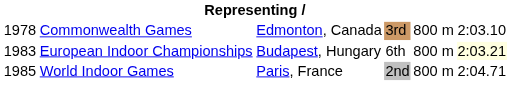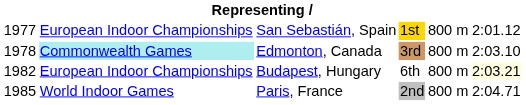+ row: (326, 30)
(116, 30) no background -> (116, 51) paleturquoise background
(20, 51) 1983 -> (20, 71) 1982
